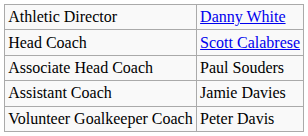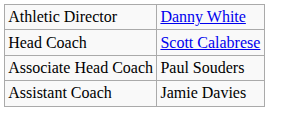- row: (100, 118)
